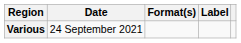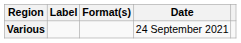columns swapped: (96, 12) <-> (215, 12)
